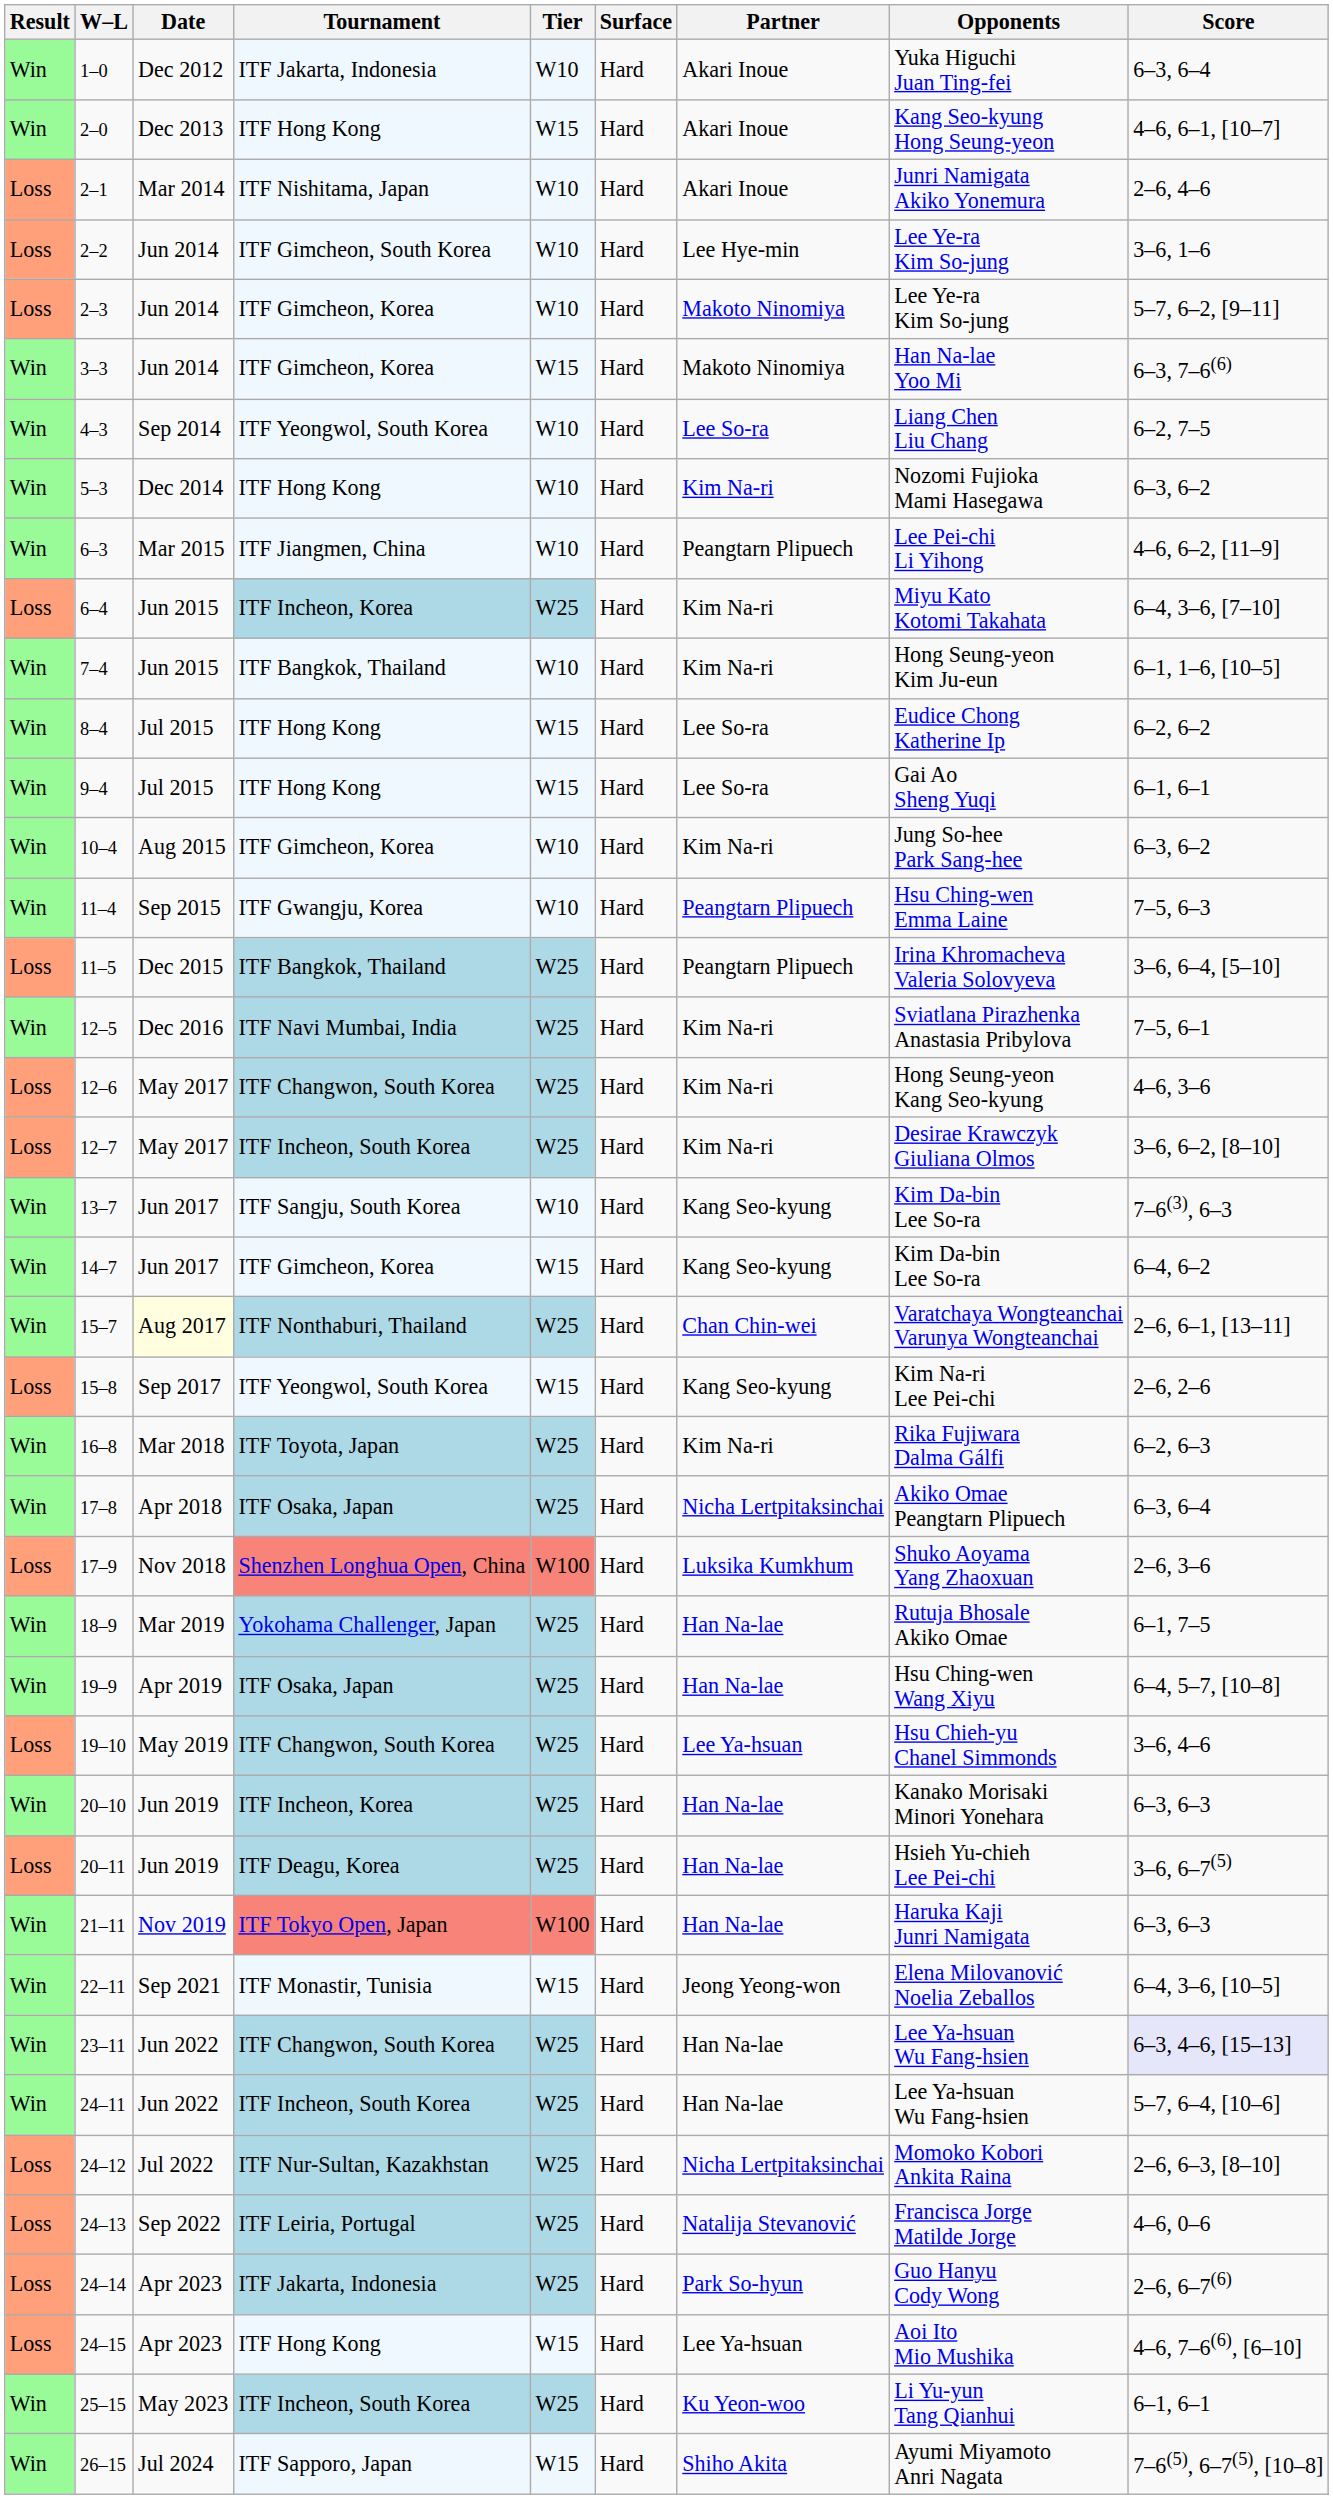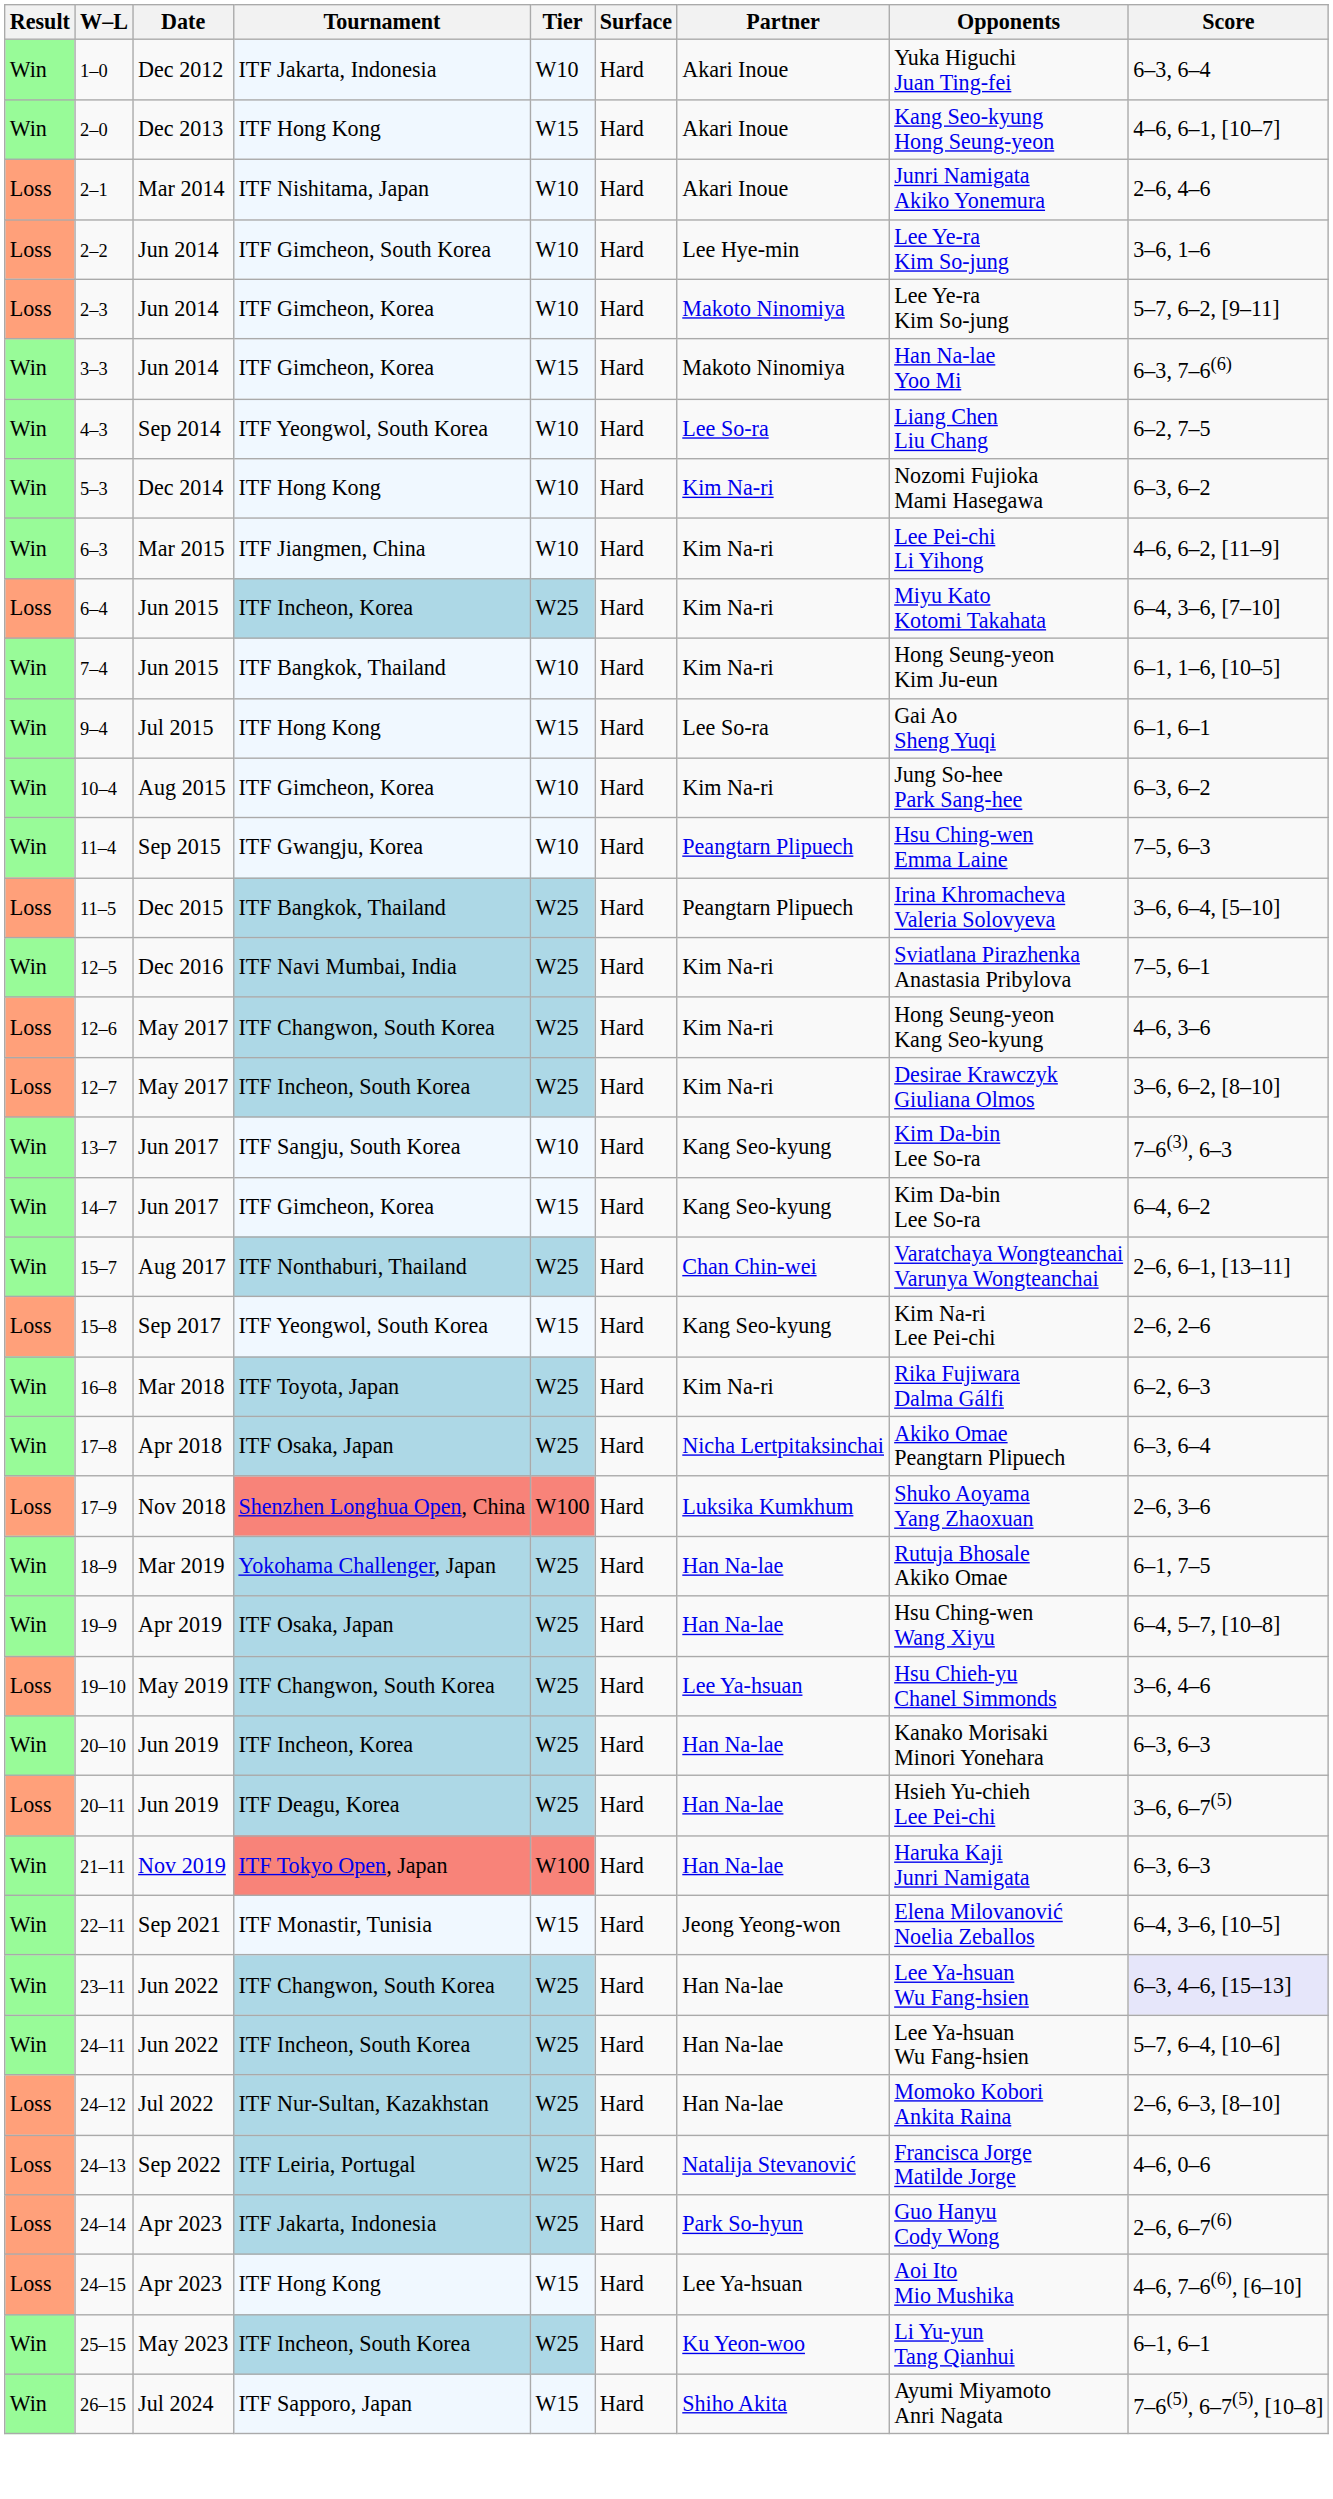(768, 548) Peangtarn Plipuech -> (728, 548) Kim Na-ri
- row: (94, 729)
(182, 1326) lightyellow background -> (182, 1266) no background
(783, 2164) Nicha Lertpitaksinchai -> (733, 2104) Han Na-lae
